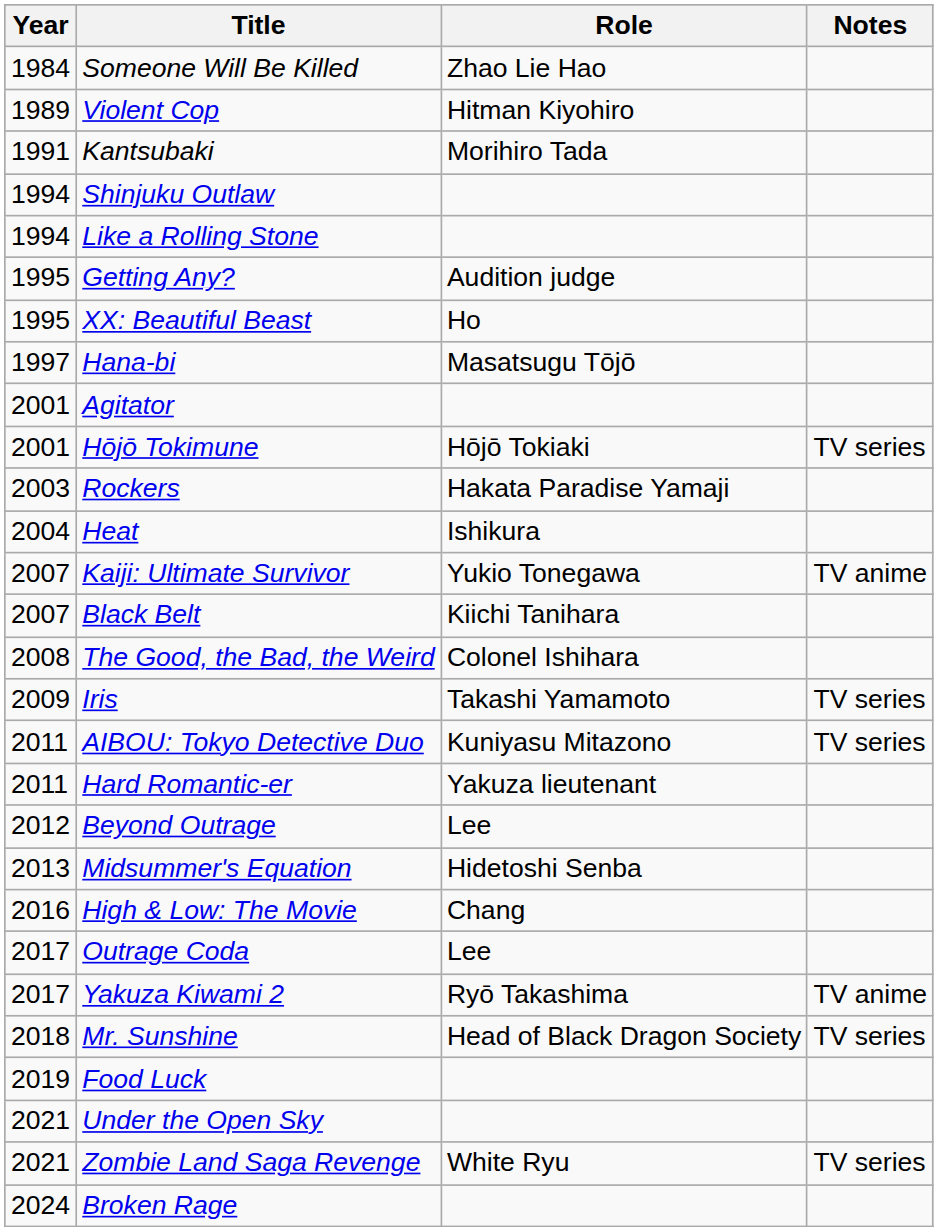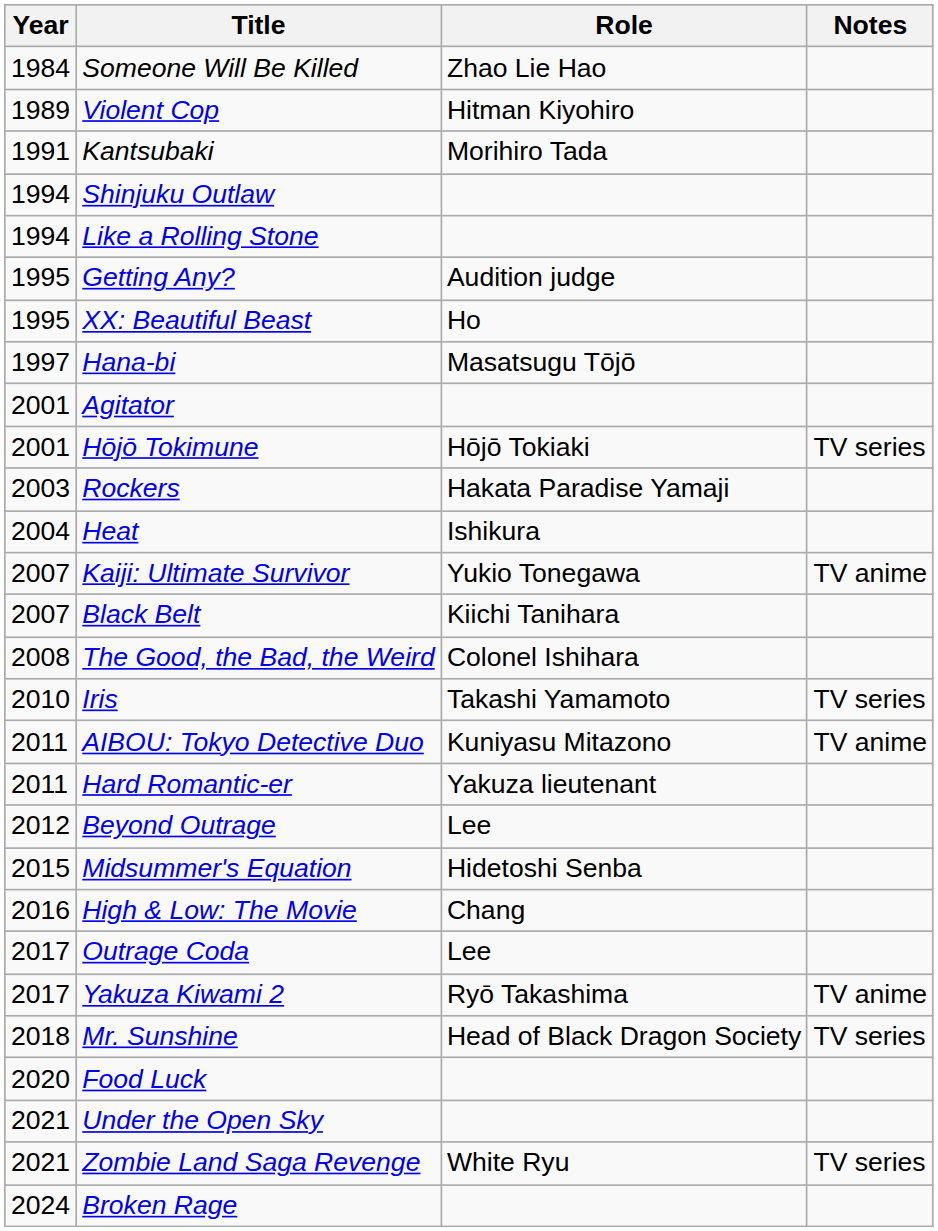(40, 699) 2009 -> (40, 699) 2010
(870, 741) TV series -> (870, 741) TV anime
(40, 868) 2013 -> (40, 868) 2015
(40, 1078) 2019 -> (40, 1078) 2020
